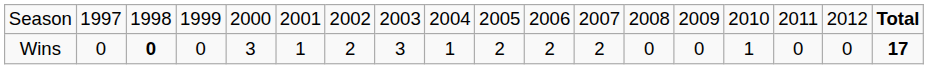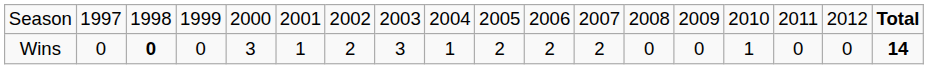(898, 48) 17 -> (898, 48) 14
